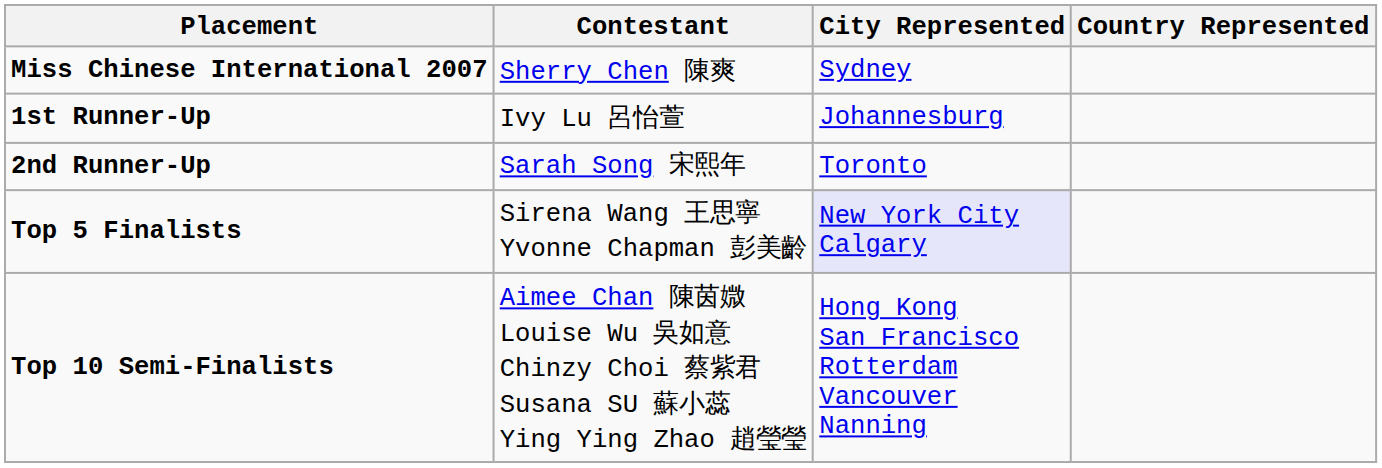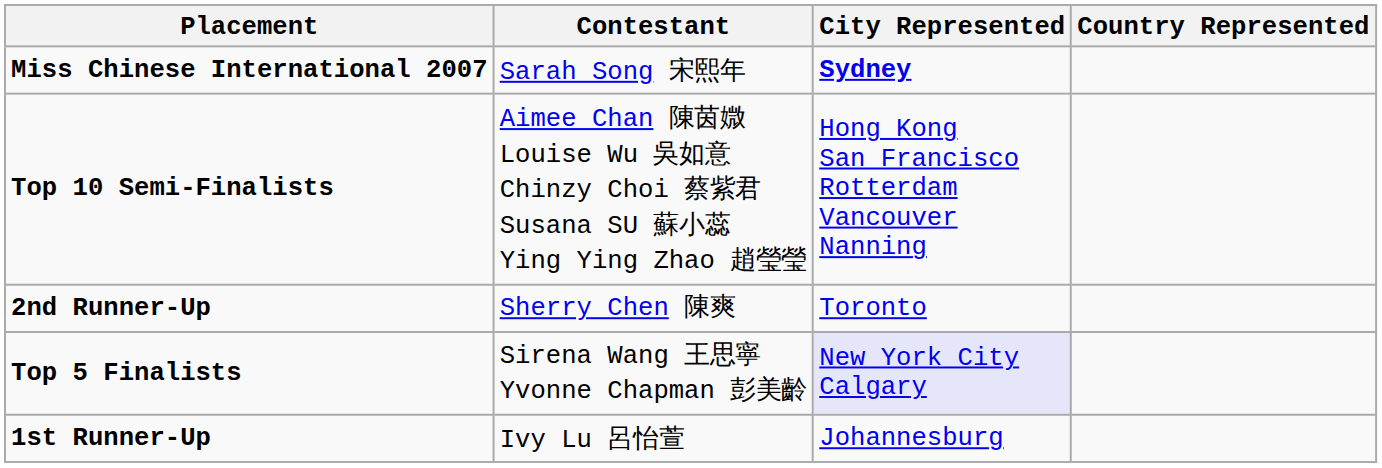(618, 72) Sherry Chen 陳爽 -> (623, 72) Sarah Song 宋熙年
(865, 71) normal -> (865, 71) bold
rows swapped: (111, 118) <-> (172, 368)
(623, 167) Sarah Song 宋熙年 -> (618, 309) Sherry Chen 陳爽
